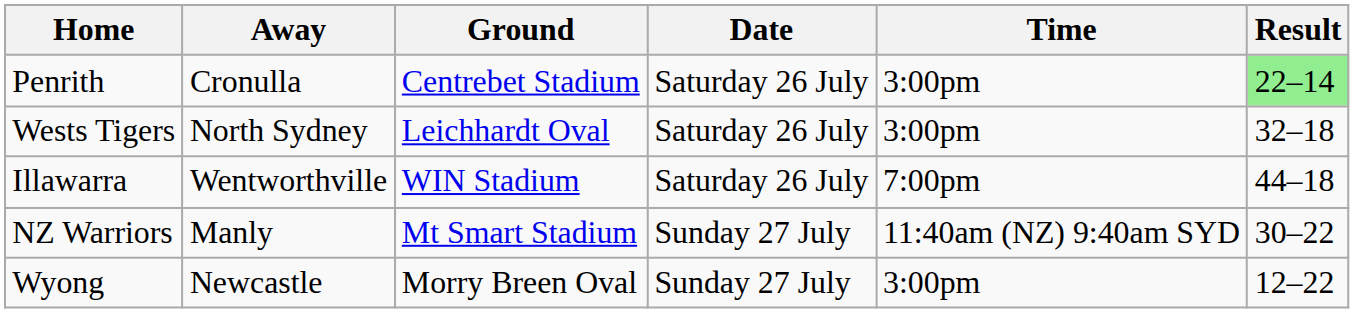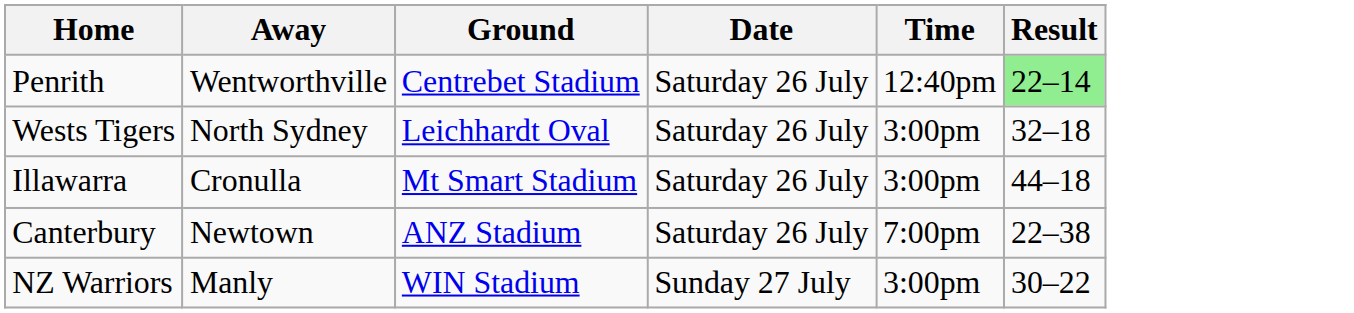(246, 80) Cronulla -> (289, 80) Wentworthville
(932, 80) 3:00pm -> (940, 80) 12:40pm
(289, 181) Wentworthville -> (246, 181) Cronulla
(491, 181) WIN Stadium -> (519, 181) Mt Smart Stadium
(932, 181) 7:00pm -> (932, 181) 3:00pm
+ row: (84, 231)
(519, 231) Mt Smart Stadium -> (491, 282) WIN Stadium
(1062, 231) 11:40am (NZ) 9:40am SYD -> (932, 282) 3:00pm
- row: (58, 282)
